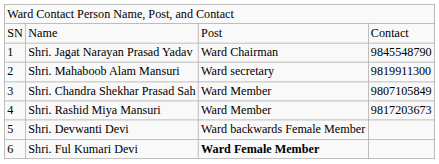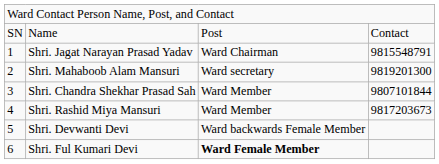(401, 52) 9845548790 -> (401, 52) 9815548791
(401, 71) 9819911300 -> (401, 71) 9819201300
(401, 91) 9807105849 -> (401, 91) 9807101844
